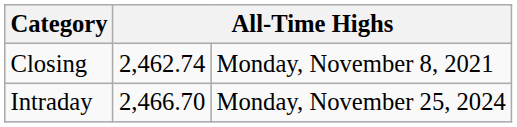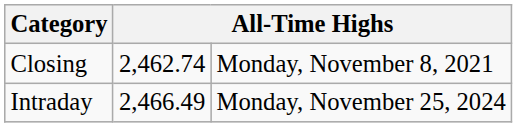(162, 102) 2,466.70 -> (162, 102) 2,466.49
